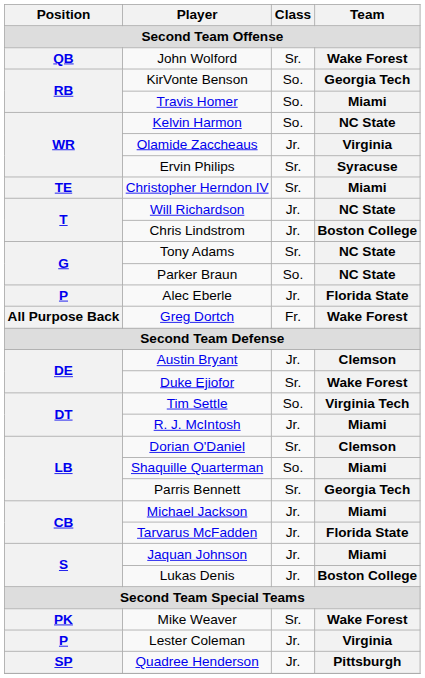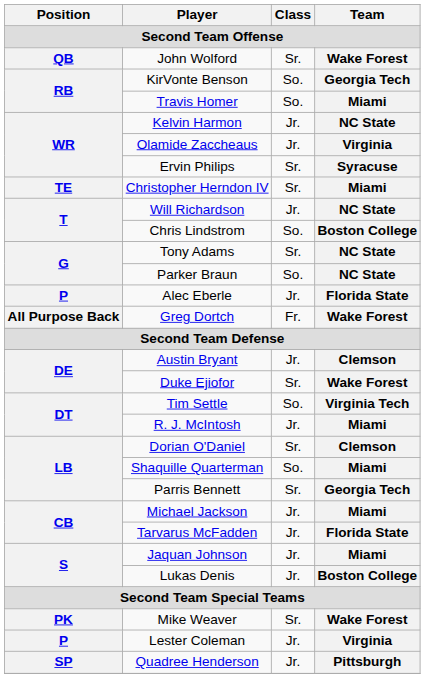(293, 123) So. -> (293, 123) Jr.
(293, 230) Jr. -> (293, 230) So.
